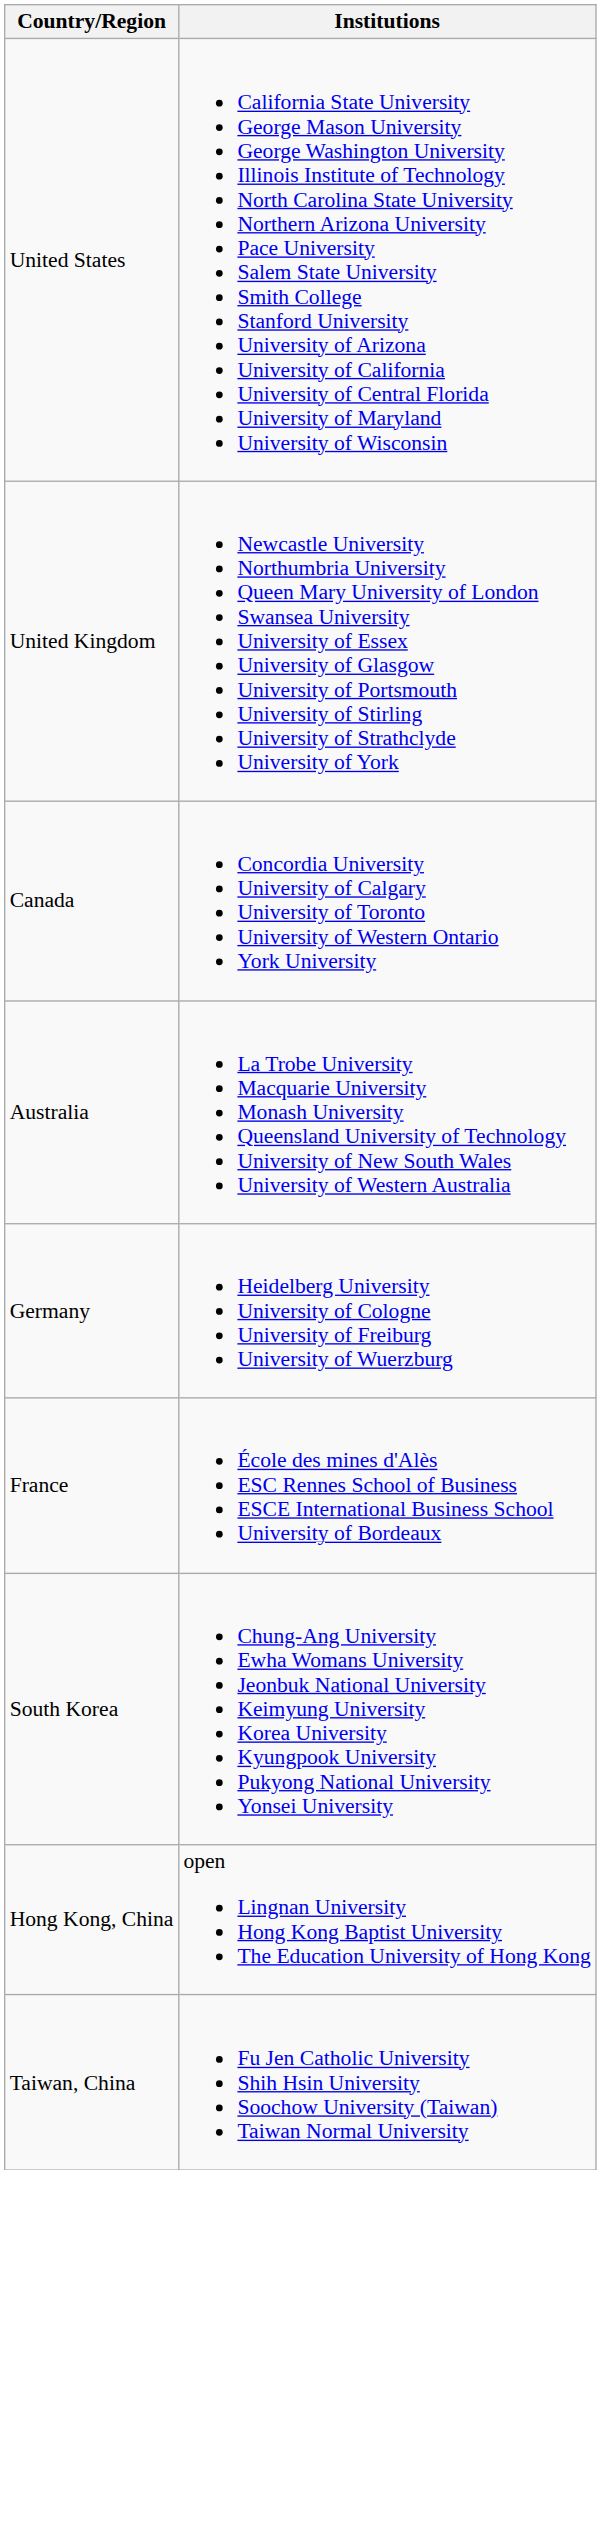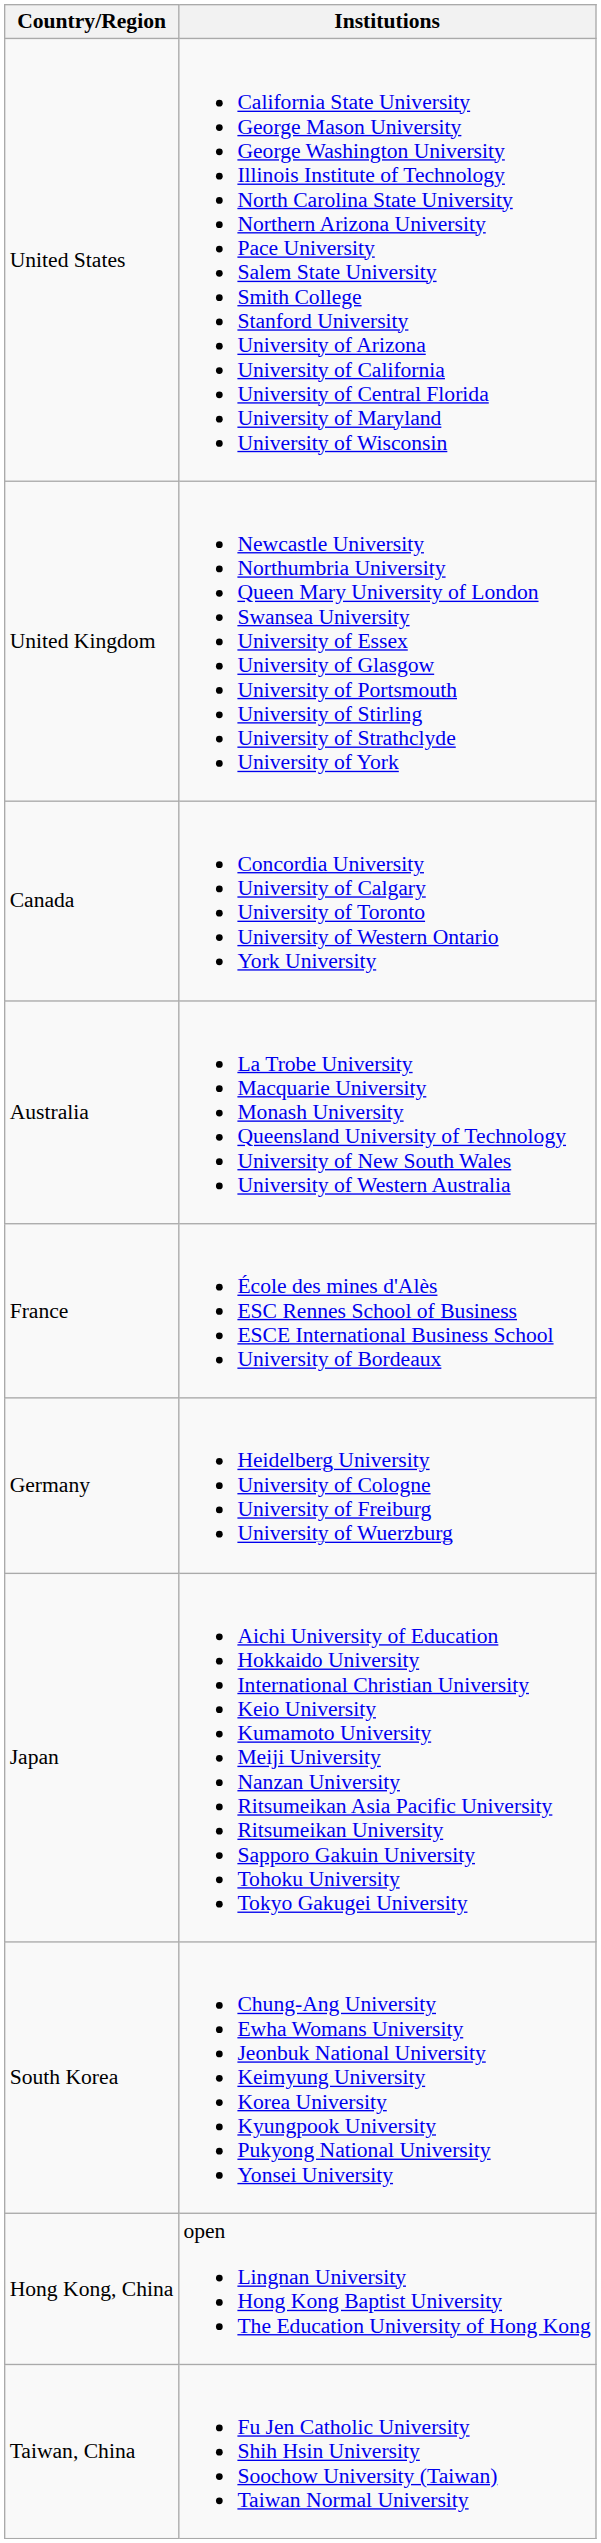rows swapped: (39, 1485) <-> (50, 1310)
+ row: (34, 1757)
